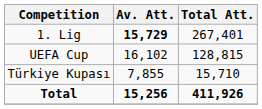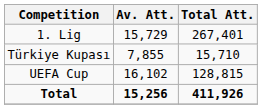(146, 34) bold -> (146, 34) normal
rows swapped: (59, 74) <-> (59, 54)
